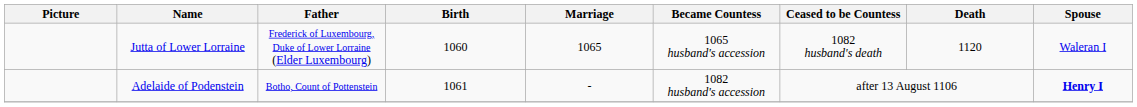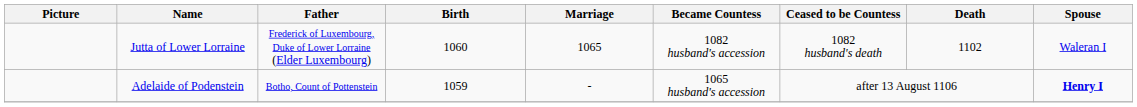(716, 46) 1065 husband's accession -> (716, 46) 1082 husband's accession
(970, 46) 1120 -> (970, 46) 1102
(456, 85) 1061 -> (456, 85) 1059
(716, 85) 1082 husband's accession -> (716, 85) 1065 husband's accession
